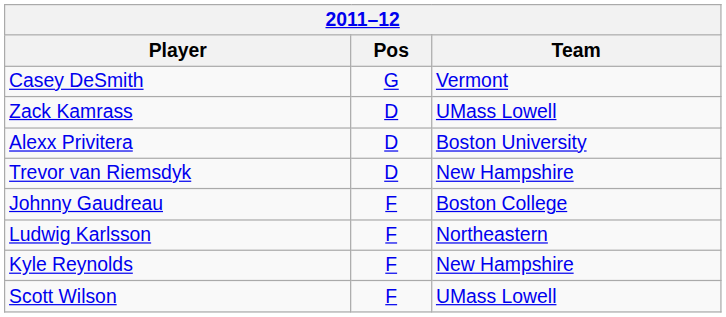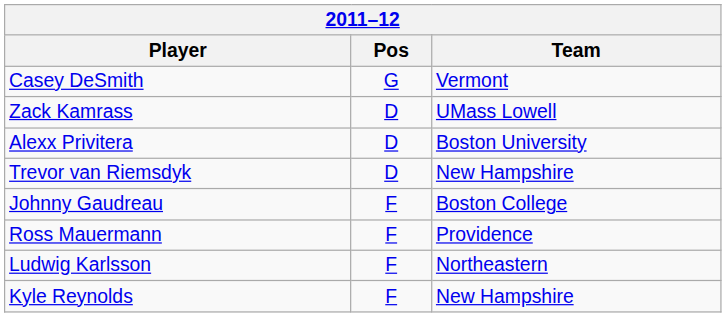+ row: (85, 234)
- row: (63, 296)
